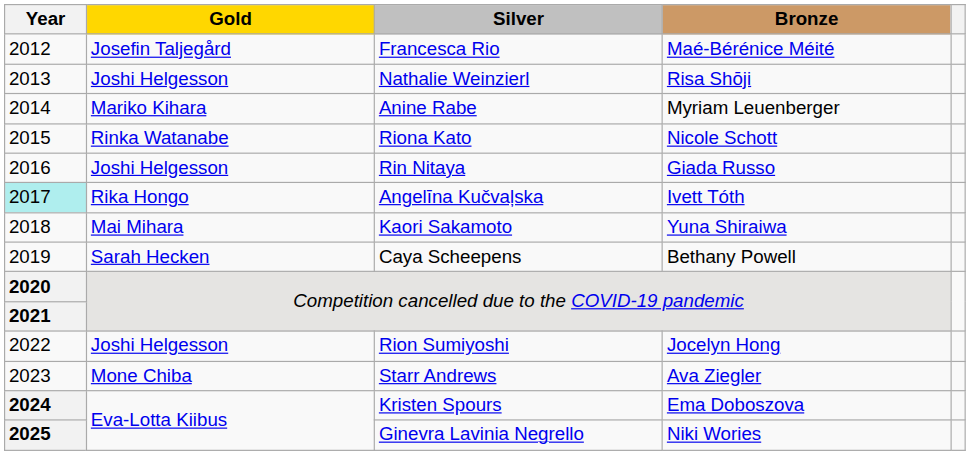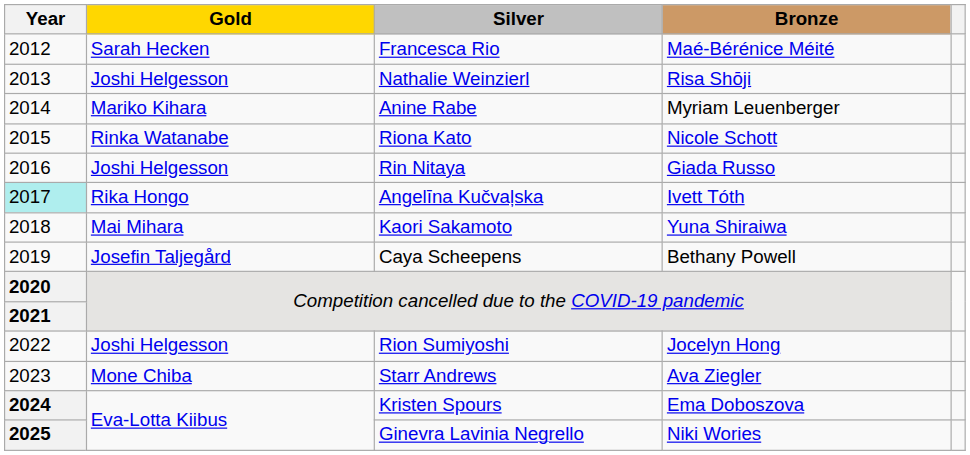(161, 49) Josefin Taljegård -> (150, 49) Sarah Hecken
(150, 256) Sarah Hecken -> (161, 256) Josefin Taljegård
